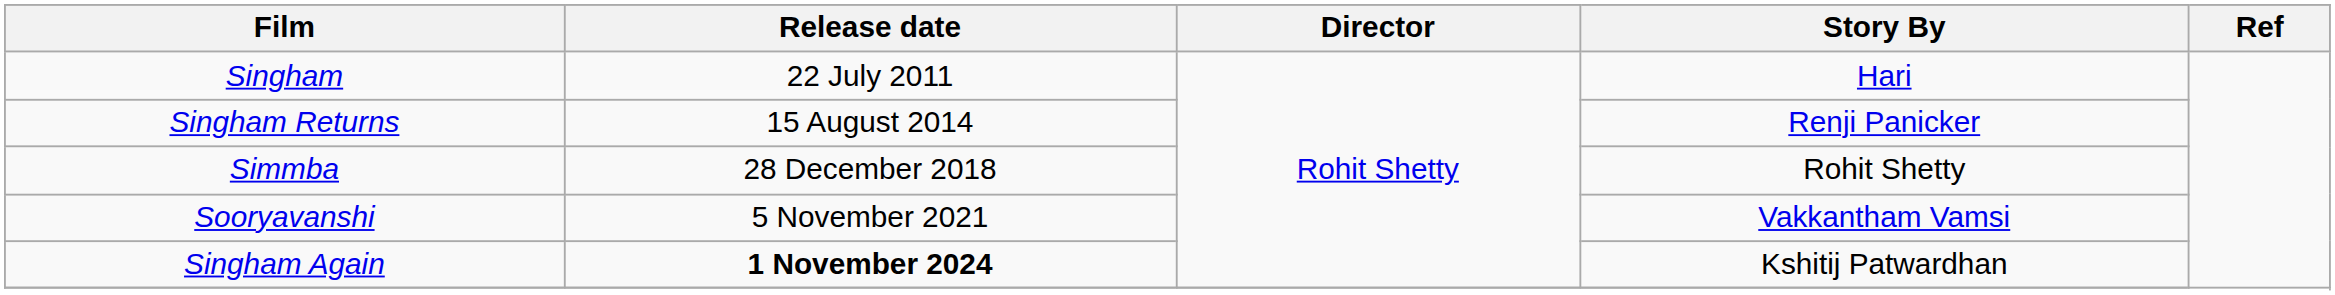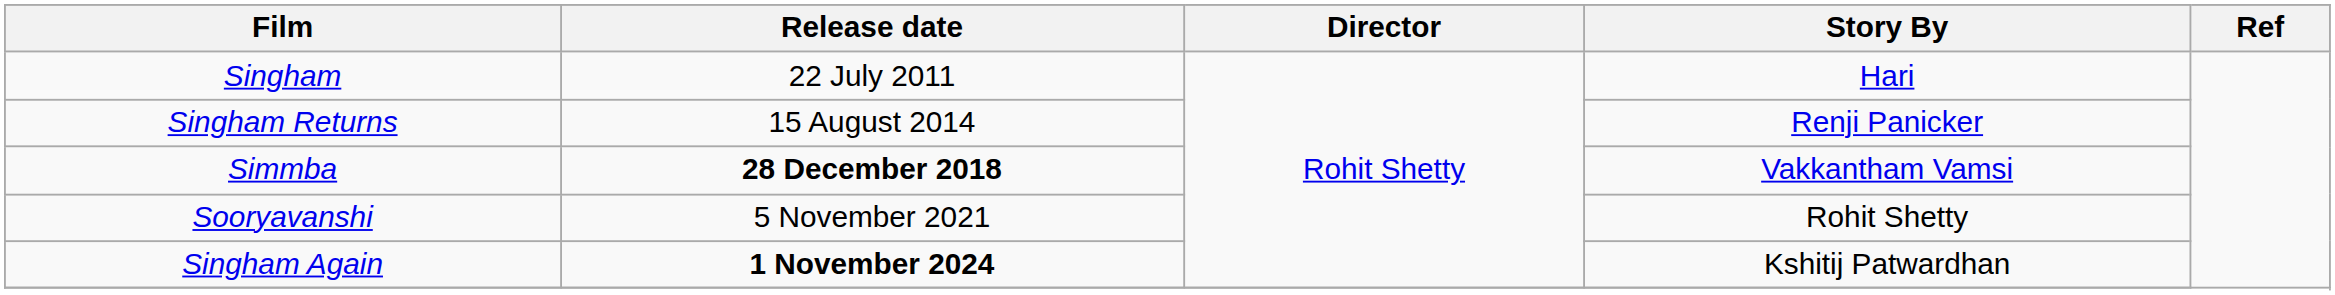(870, 169) normal -> (872, 169) bold
(1884, 169) Rohit Shetty -> (1887, 169) Vakkantham Vamsi
(1884, 216) Vakkantham Vamsi -> (1887, 216) Rohit Shetty
